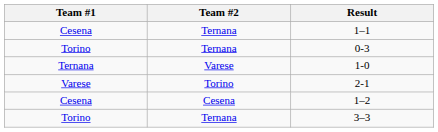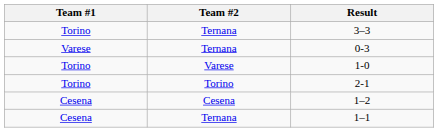rows swapped: (362, 30) <-> (362, 118)
(76, 48) Torino -> (76, 48) Varese
(76, 65) Ternana -> (76, 65) Torino
(76, 83) Varese -> (76, 83) Torino
